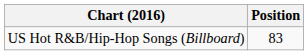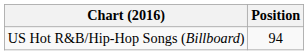(276, 38) 83 -> (276, 38) 94
